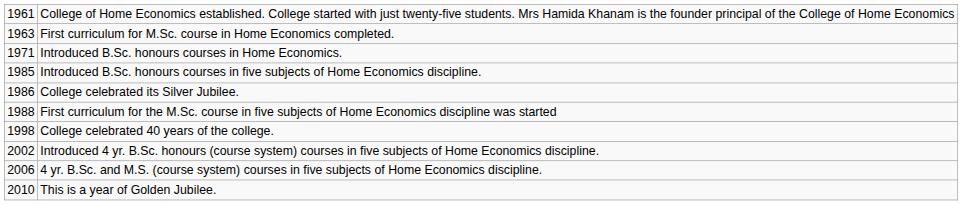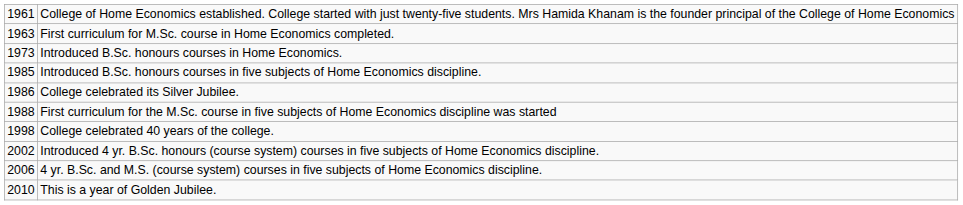(21, 53) 1971 -> (21, 53) 1973
